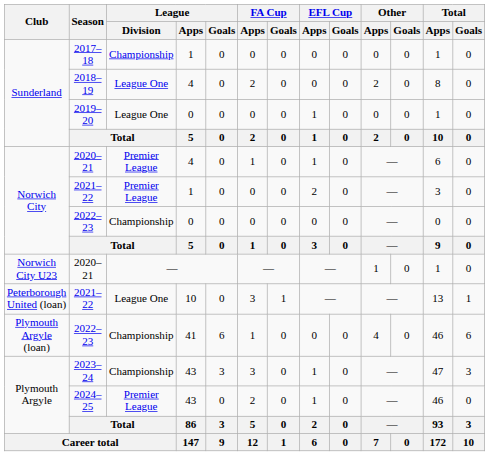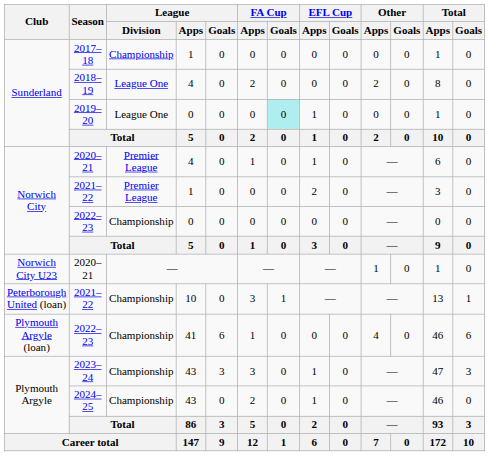(283, 114) no background -> (283, 114) paleturquoise background
(141, 299) League One -> (141, 299) Championship
(141, 401) Premier League -> (141, 401) Championship
